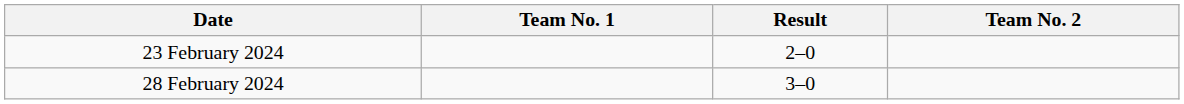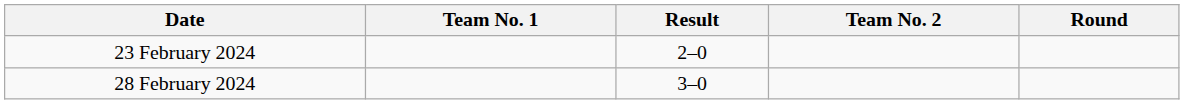+ column: (1099, 20)
